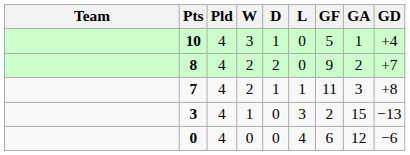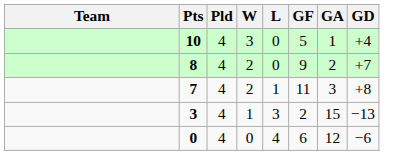- column: (276, 16)
